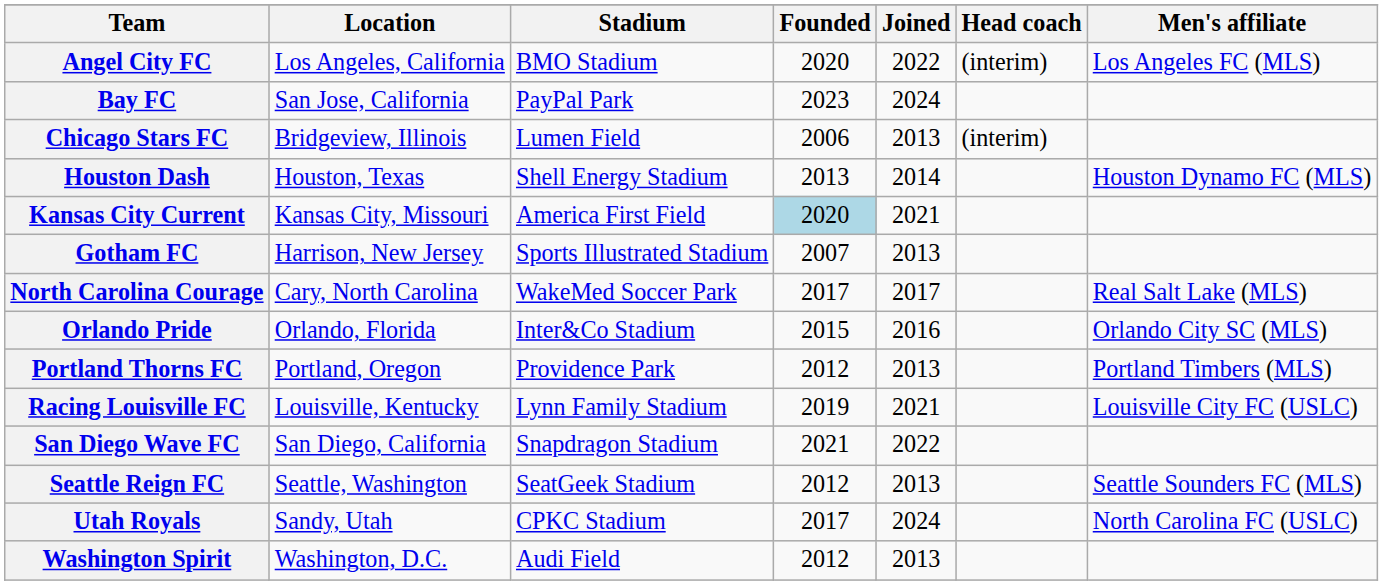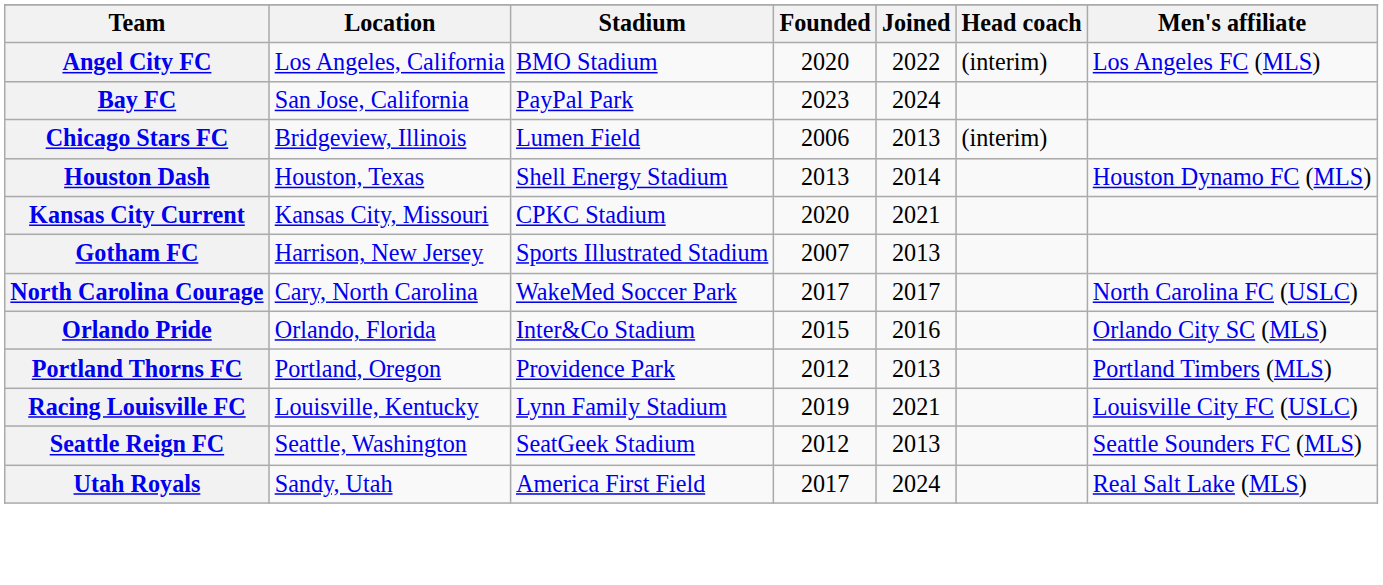(611, 215) America First Field -> (591, 215) CPKC Stadium
(825, 215) lightblue background -> (825, 215) no background
(1200, 291) Real Salt Lake (MLS) -> (1225, 291) North Carolina FC (USLC)
- row: (137, 445)
(591, 521) CPKC Stadium -> (611, 483) America First Field
(1225, 521) North Carolina FC (USLC) -> (1200, 483) Real Salt Lake (MLS)
- row: (137, 560)
